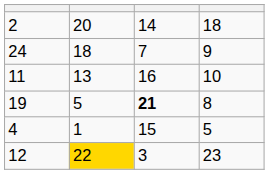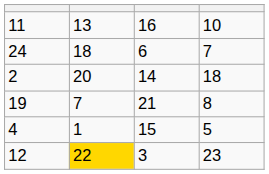rows swapped: (13, 25) <-> (17, 77)
(143, 51) 7 -> (143, 51) 6
(207, 51) 9 -> (207, 51) 7
(78, 103) 5 -> (78, 103) 7
(147, 103) bold -> (147, 103) normal
